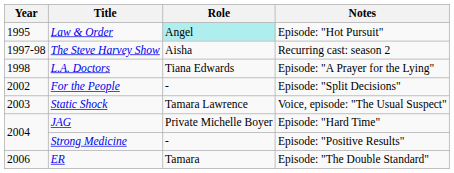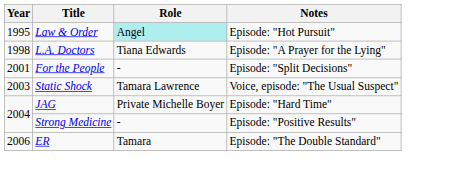- row: (105, 50)
(19, 86) 2002 -> (19, 68) 2001
